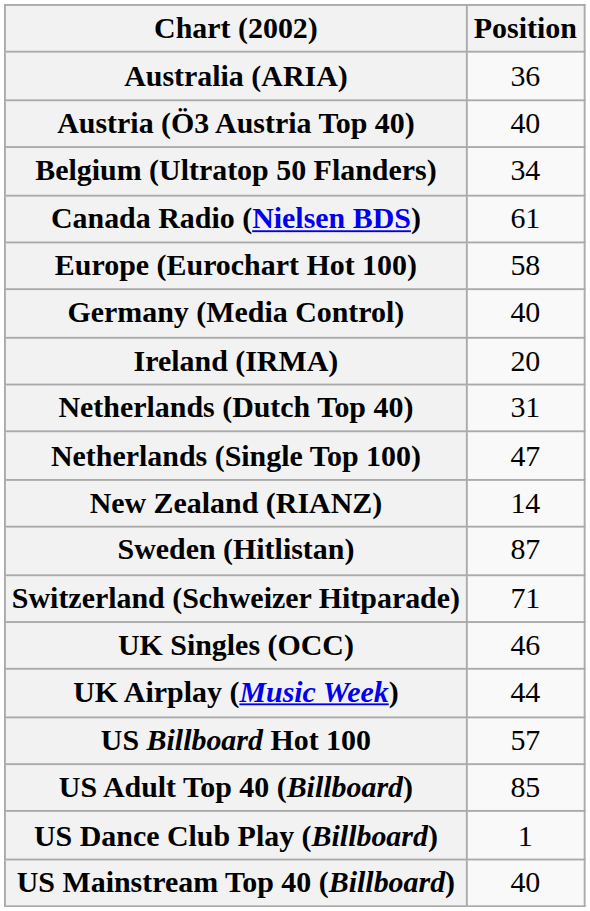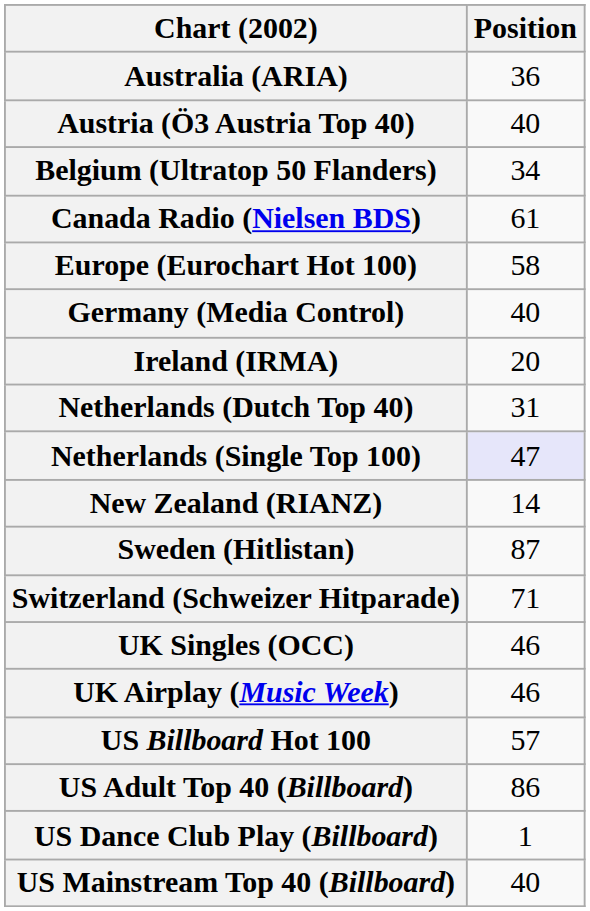(525, 455) no background -> (525, 455) lavender background
(525, 692) 44 -> (525, 692) 46
(525, 787) 85 -> (525, 787) 86
